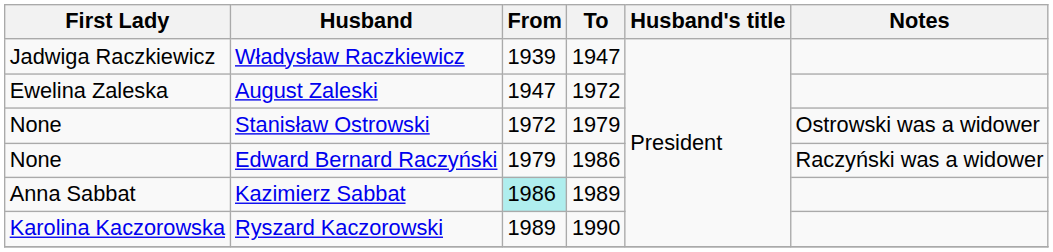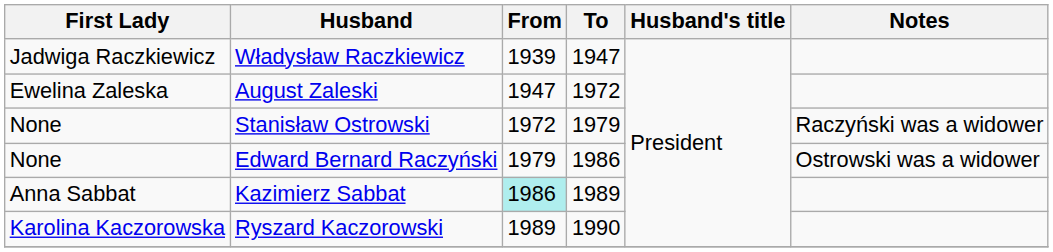(918, 125) Ostrowski was a widower -> (919, 125) Raczyński was a widower
(919, 159) Raczyński was a widower -> (918, 159) Ostrowski was a widower
